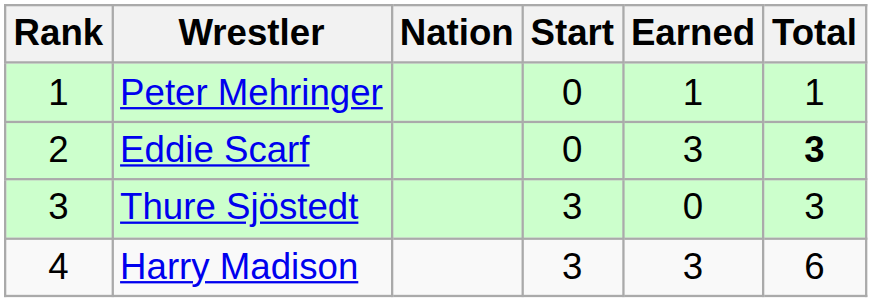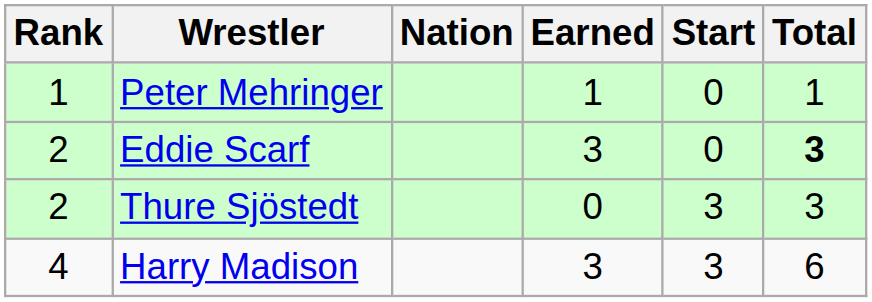columns swapped: (572, 33) <-> (693, 33)
(58, 207) 3 -> (58, 207) 2
